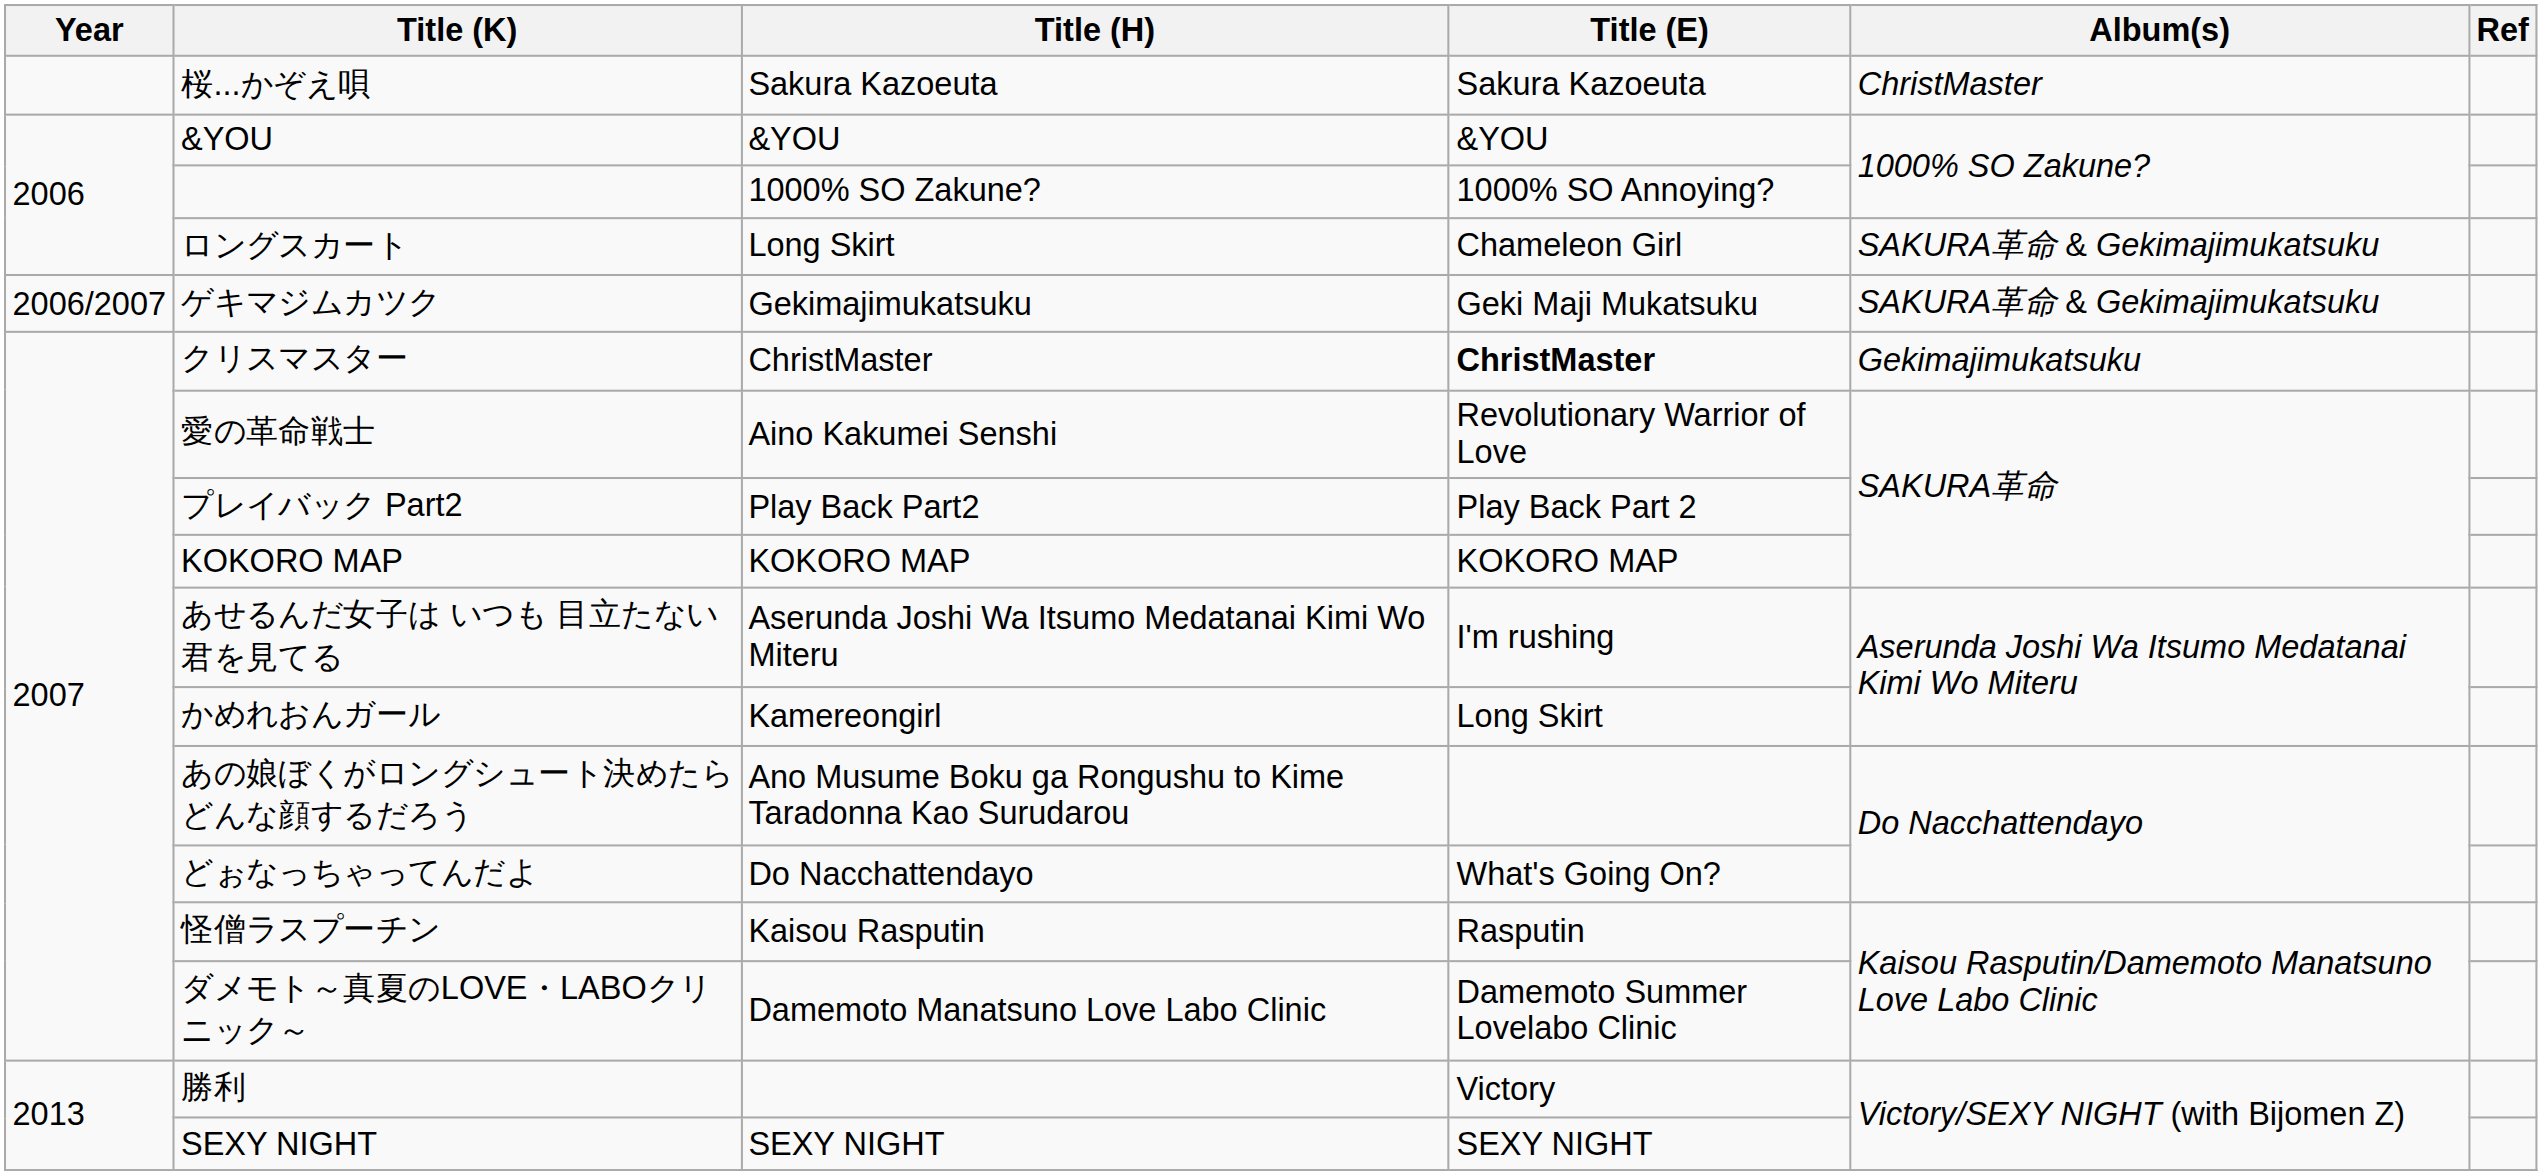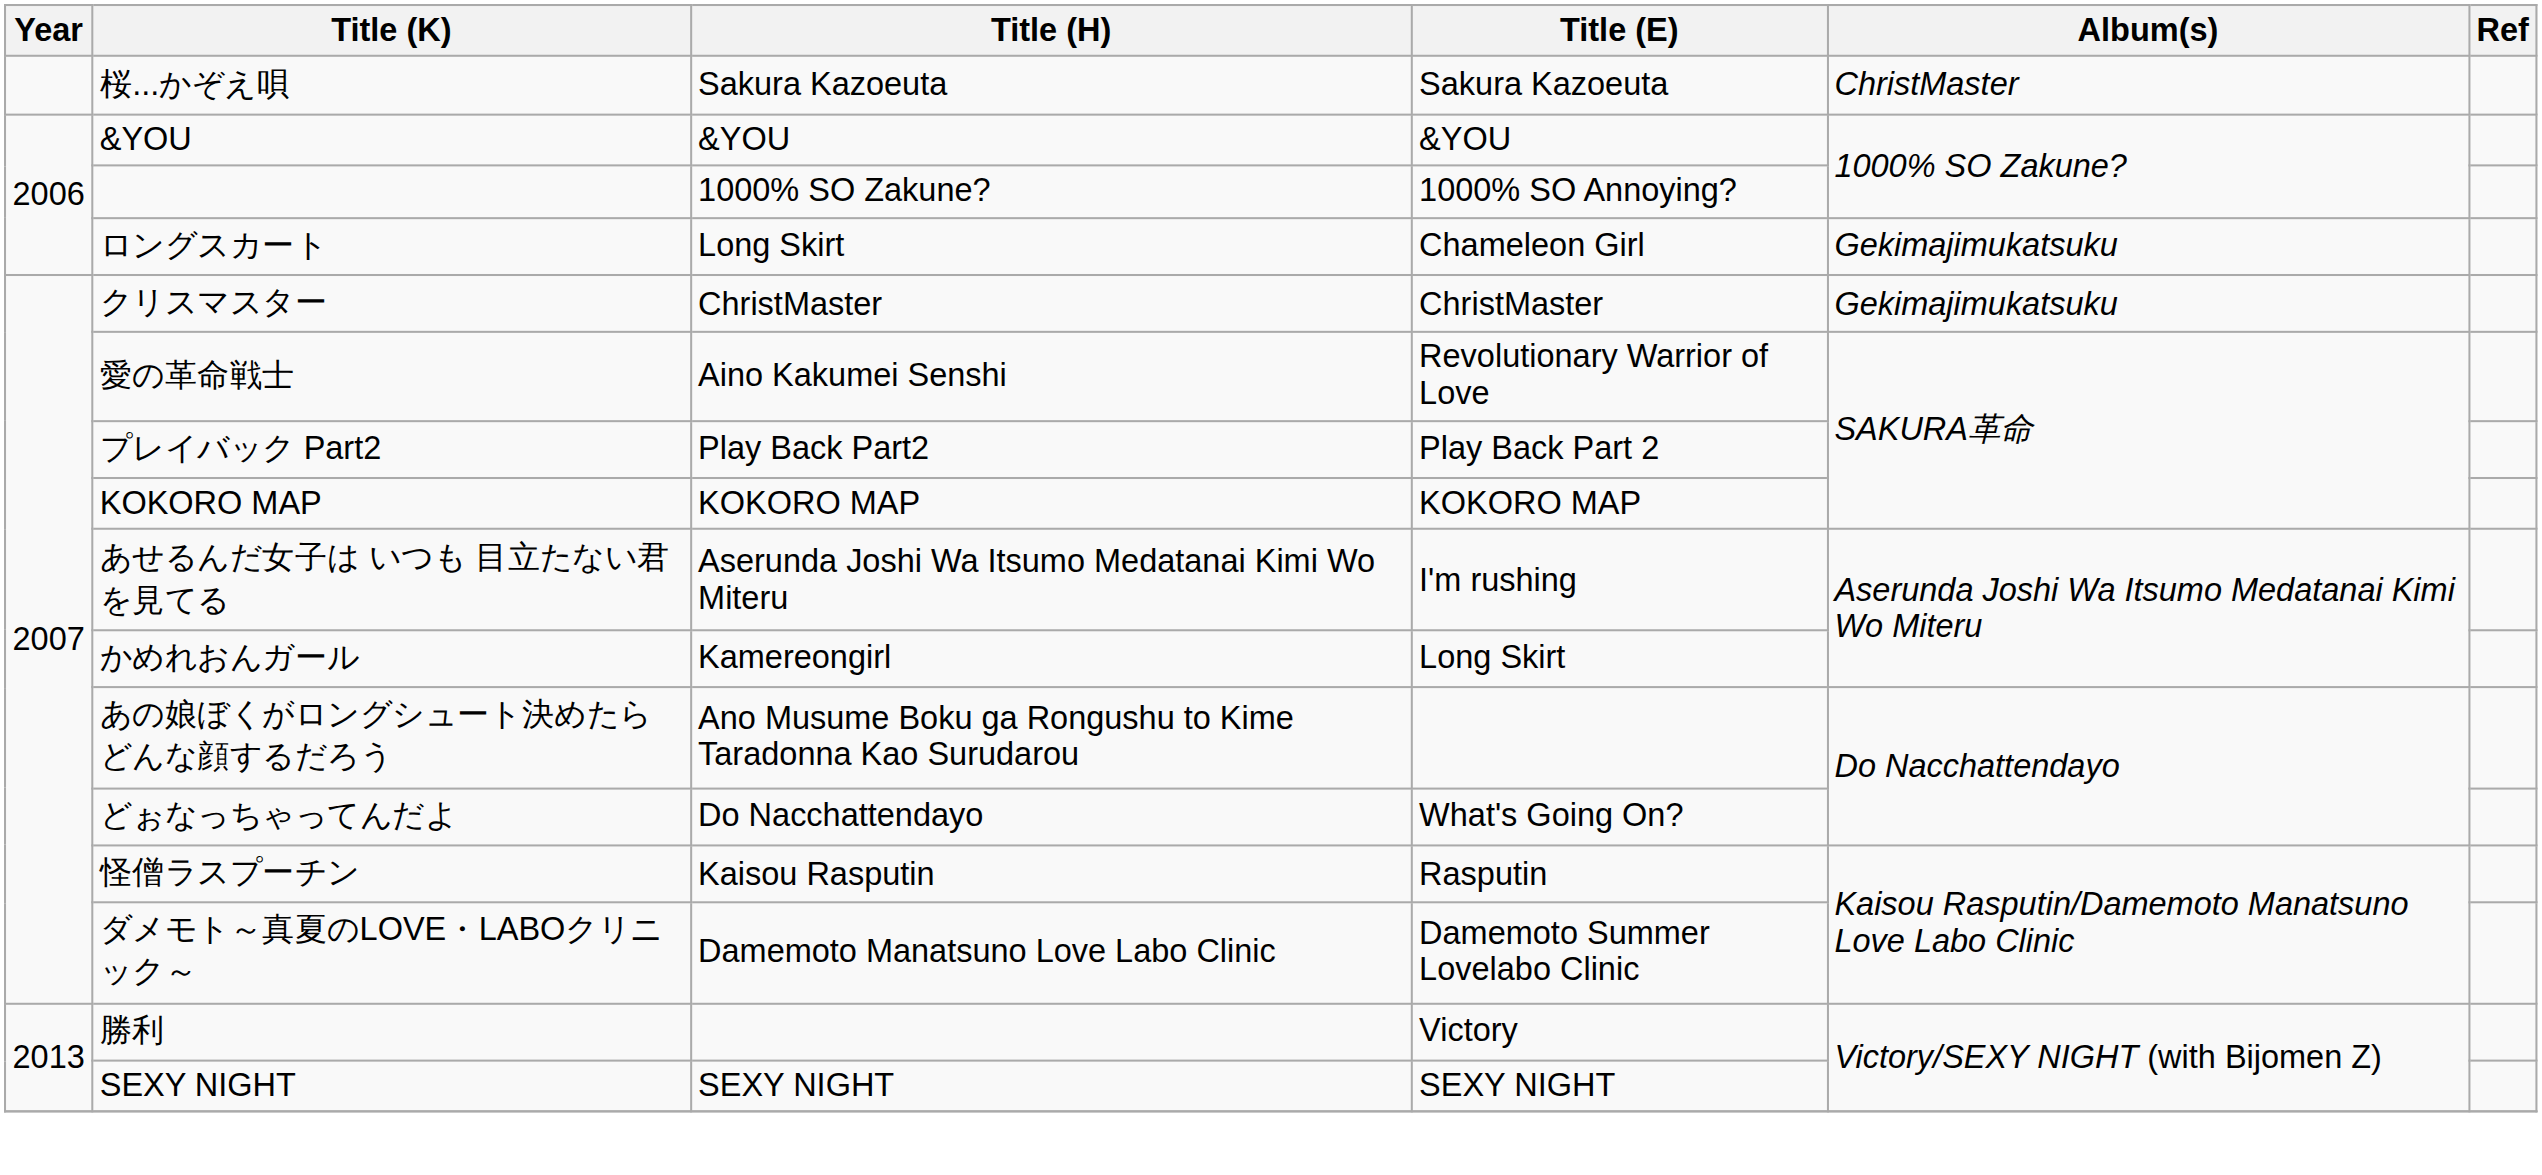(2118, 244) SAKURA革命 & Gekimajimukatsuku -> (1976, 245) Gekimajimukatsuku
- row: (311, 302)
(1556, 360) bold -> (1511, 303) normal
